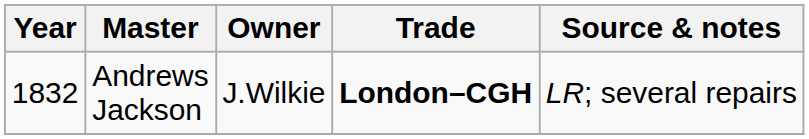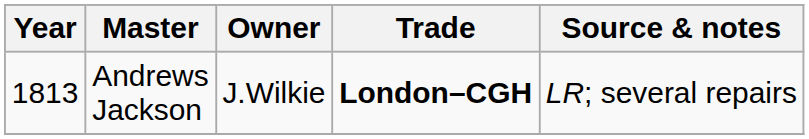(45, 92) 1832 -> (45, 92) 1813
